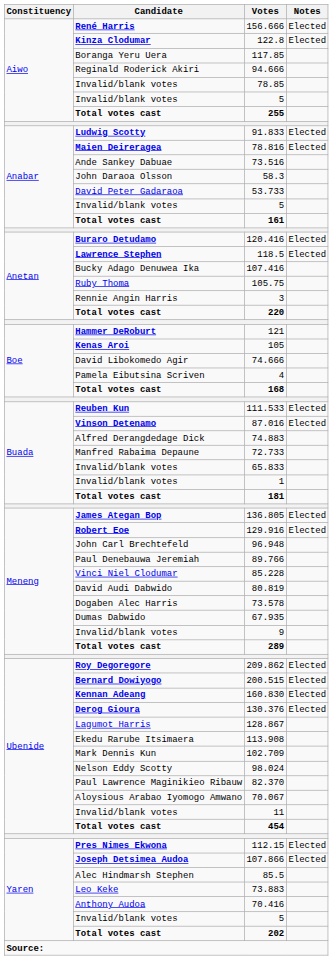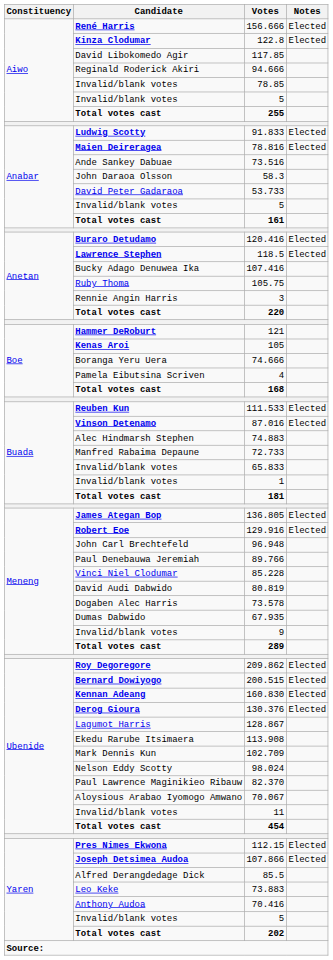(121, 56) Boranga Yeru Uera -> (132, 56) David Libokomedo Agir
(132, 361) David Libokomedo Agir -> (121, 361) Boranga Yeru Uera
(140, 438) Alfred Derangdedage Dick -> (135, 438) Alec Hindmarsh Stephen
(135, 875) Alec Hindmarsh Stephen -> (140, 875) Alfred Derangdedage Dick
